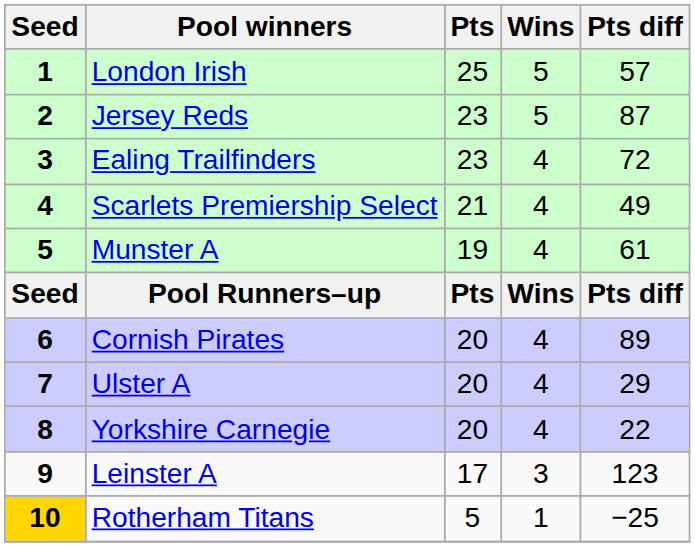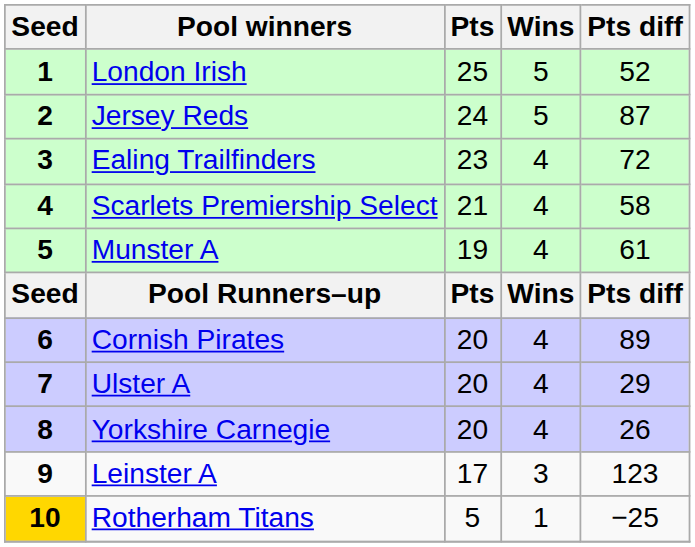(635, 71) 57 -> (635, 71) 52
(472, 116) 23 -> (472, 116) 24
(635, 205) 49 -> (635, 205) 58
(635, 428) 22 -> (635, 428) 26
